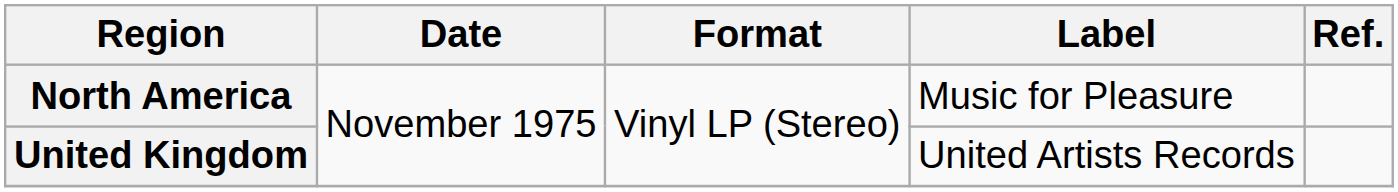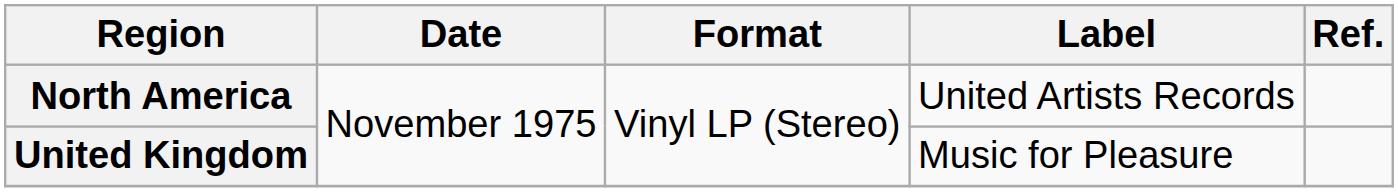(1076, 95) Music for Pleasure -> (1106, 95) United Artists Records
(1106, 155) United Artists Records -> (1076, 155) Music for Pleasure
